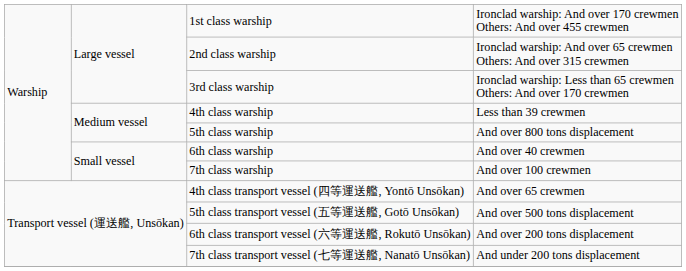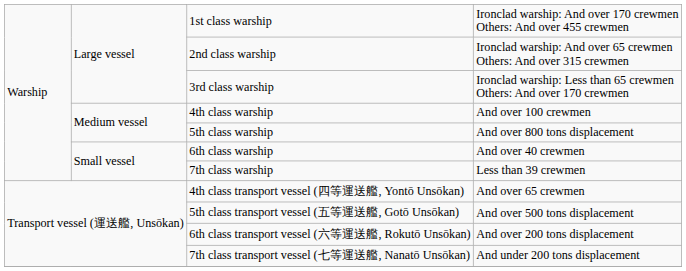(531, 113) Less than 39 crewmen -> (534, 113) And over 100 crewmen
(534, 170) And over 100 crewmen -> (531, 170) Less than 39 crewmen
